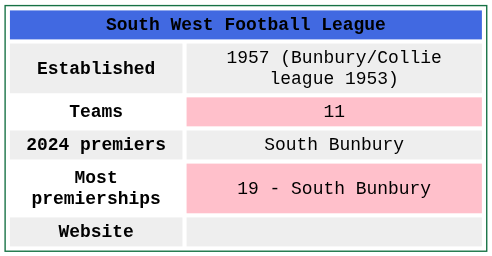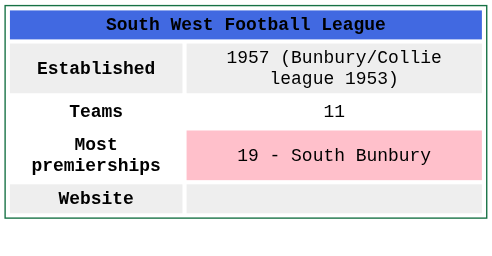(334, 112) pink background -> (334, 112) no background
- row: (96, 145)
